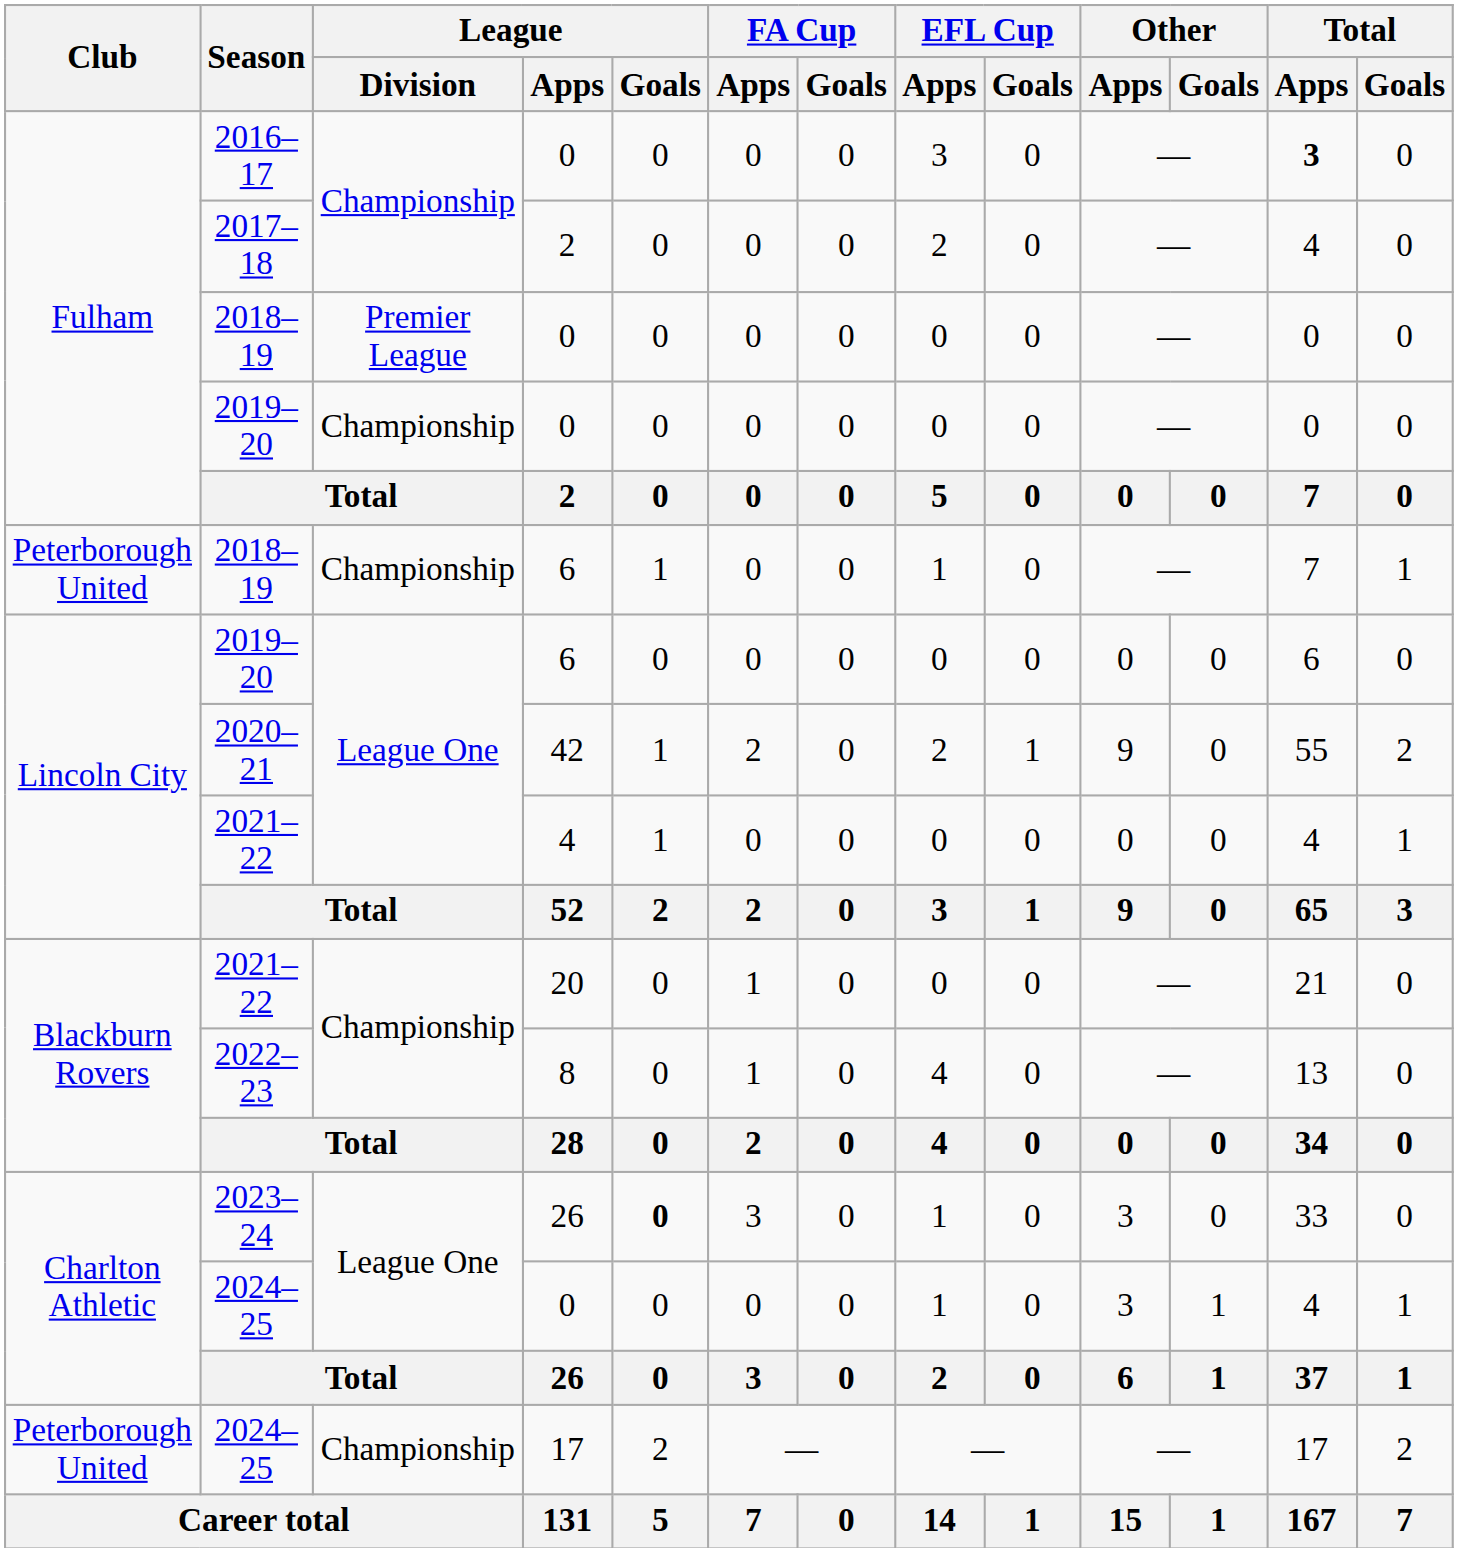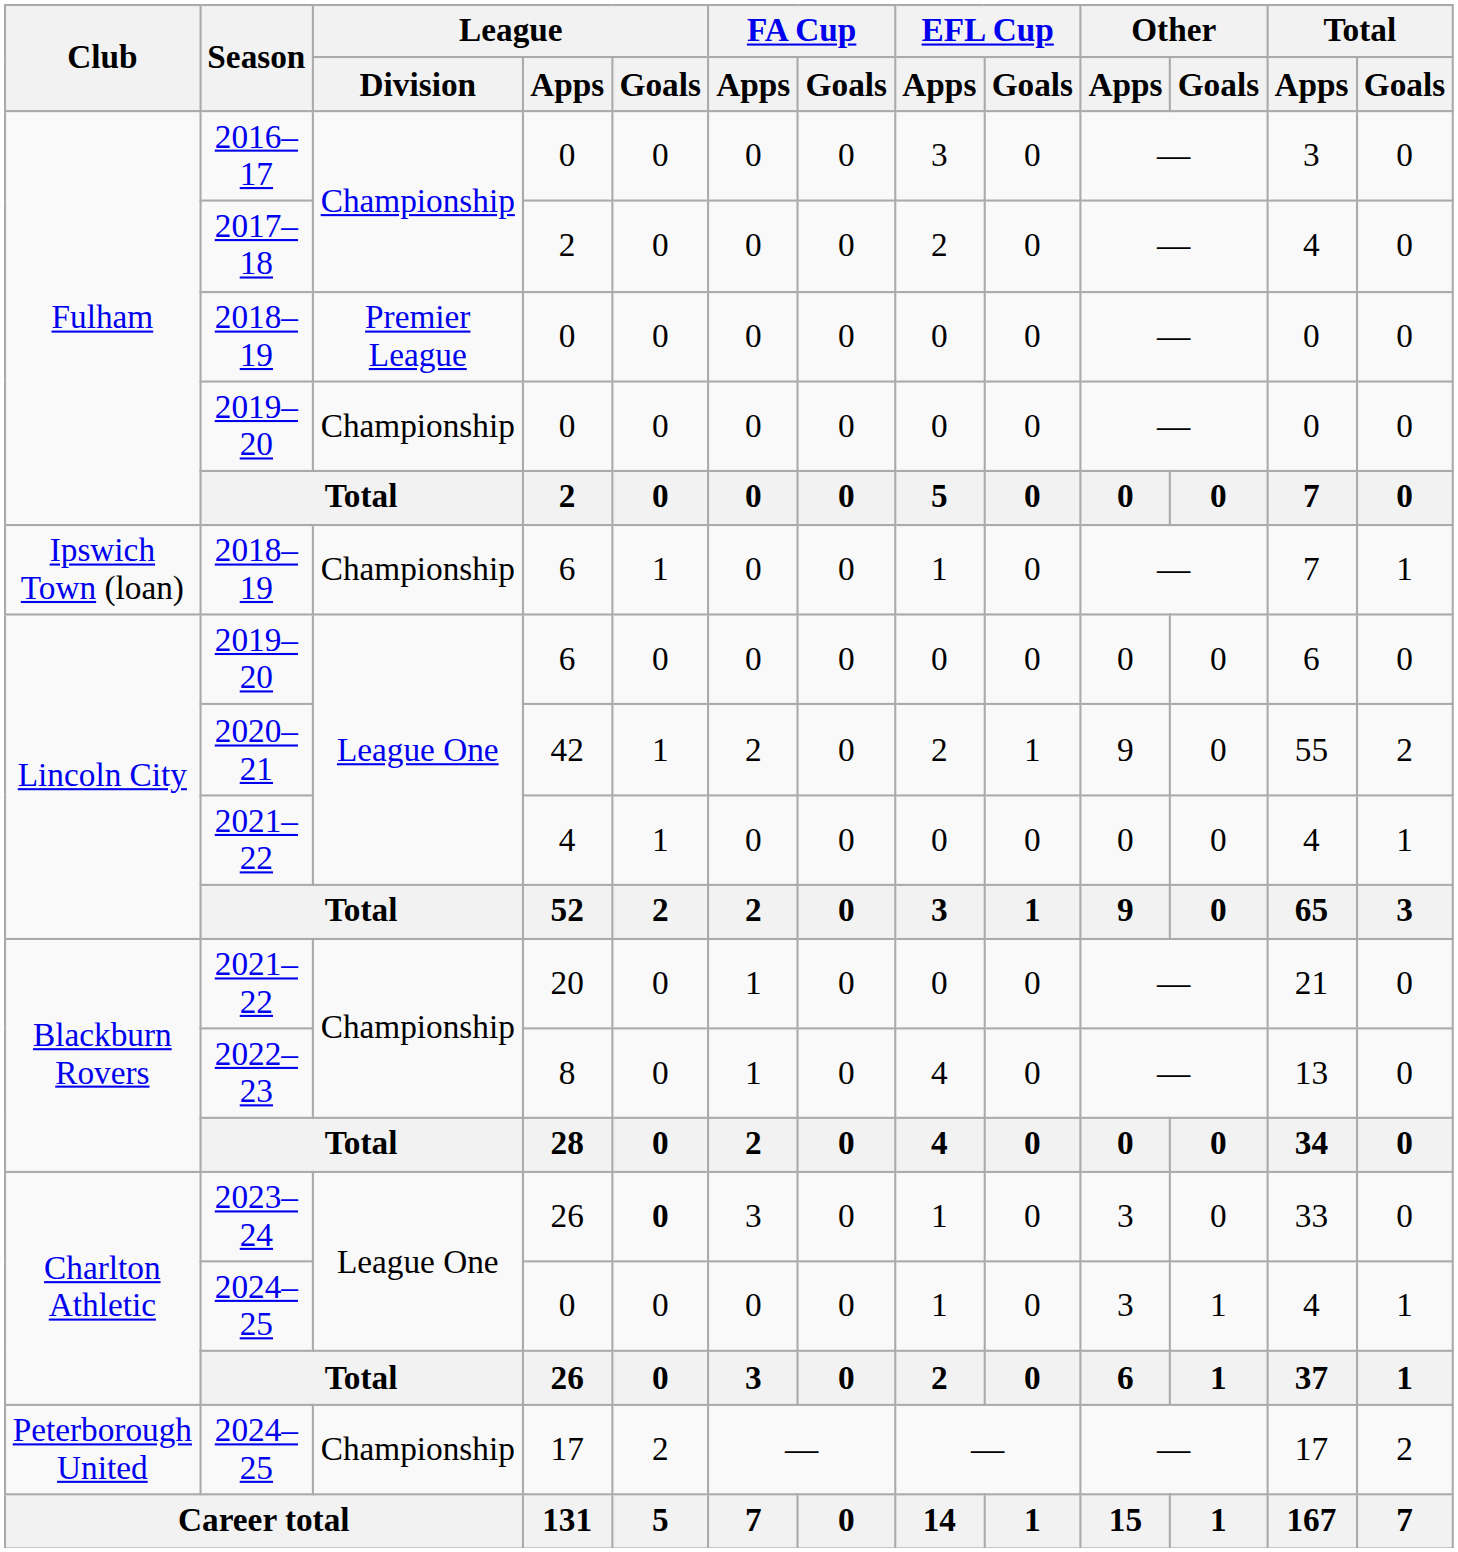(1311, 155) bold -> (1311, 155) normal
(102, 568) Peterborough United -> (102, 568) Ipswich Town (loan)
